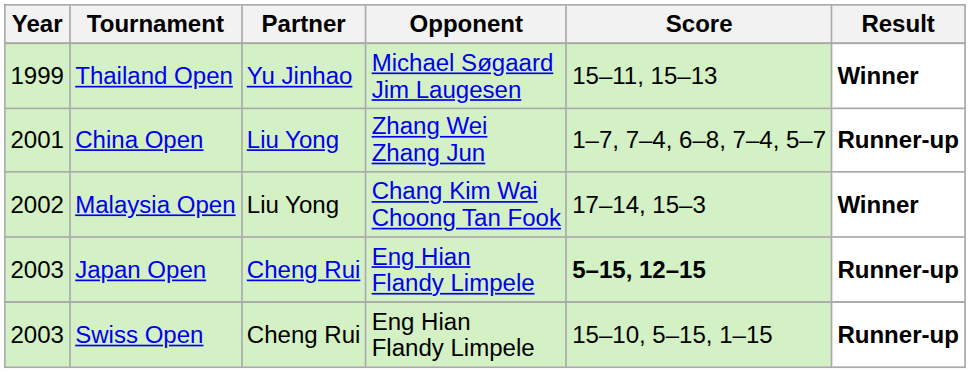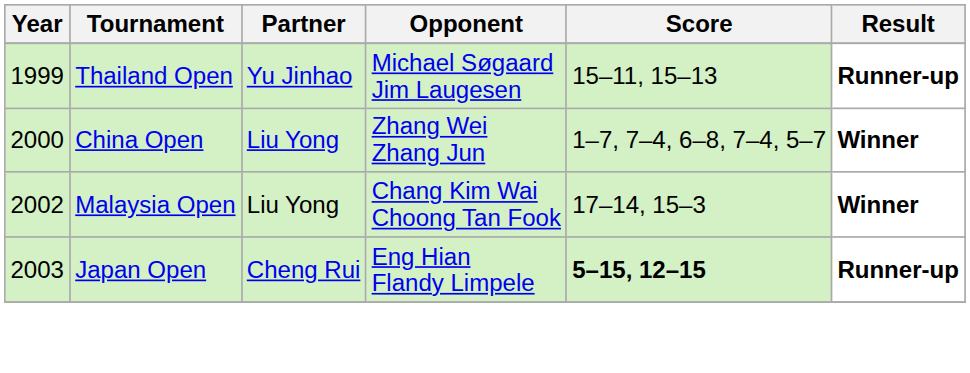(878, 76) Winner -> (898, 76) Runner-up
(37, 140) 2001 -> (37, 140) 2000
(898, 140) Runner-up -> (878, 140) Winner
- row: (139, 334)
